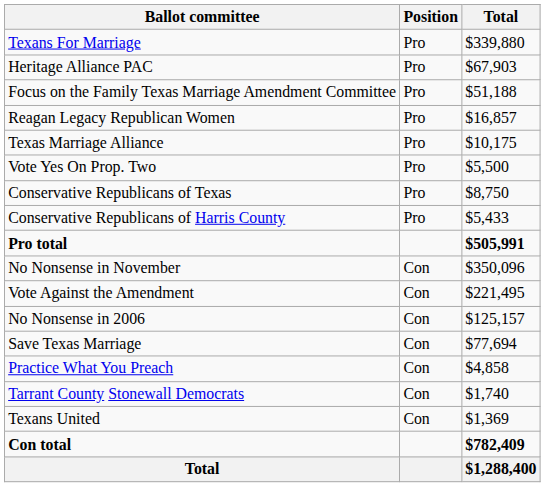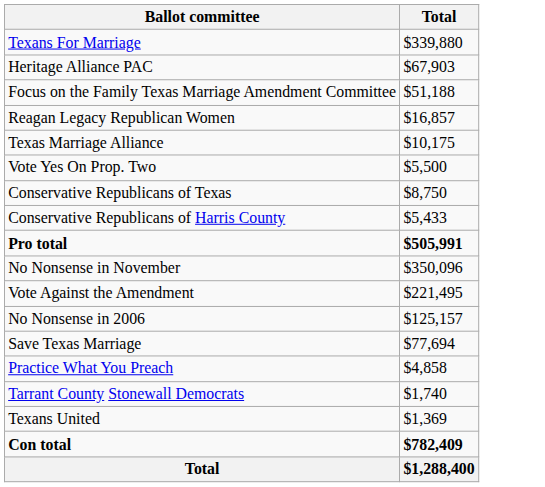- column: (431, 17)
